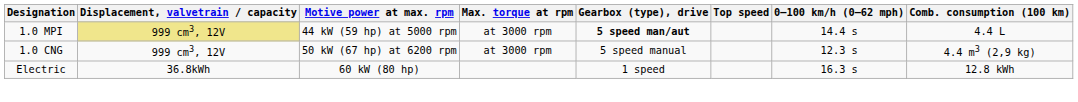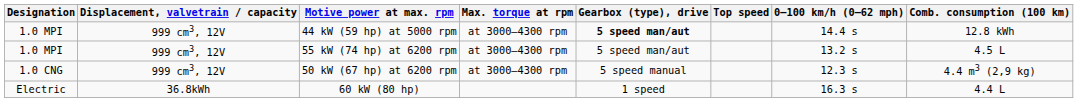(188, 31) khaki background -> (188, 31) no background
(518, 31) at 3000 rpm -> (518, 31) at 3000–4300 rpm
(990, 31) 4.4 L -> (990, 31) 12.8 kWh
+ row: (379, 51)
(518, 51) at 3000 rpm -> (518, 71) at 3000–4300 rpm
(990, 69) 12.8 kWh -> (990, 89) 4.4 L
